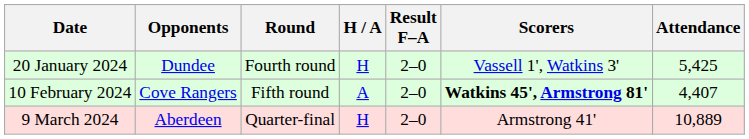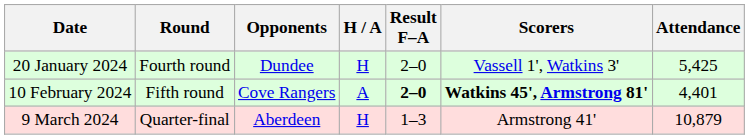columns swapped: (290, 27) <-> (188, 27)
(413, 92) normal -> (413, 92) bold
(698, 92) 4,407 -> (698, 92) 4,401
(413, 119) 2–0 -> (413, 119) 1–3
(698, 119) 10,889 -> (698, 119) 10,879
